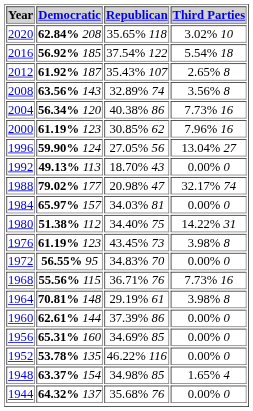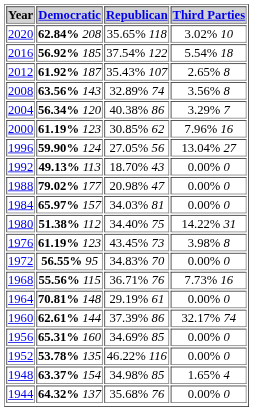(209, 109) 7.73% 16 -> (209, 109) 3.29% 7
(209, 185) 32.17% 74 -> (209, 185) 0.00% 0
(209, 299) 3.98% 8 -> (209, 299) 0.00% 0
(209, 318) 0.00% 0 -> (209, 318) 32.17% 74
